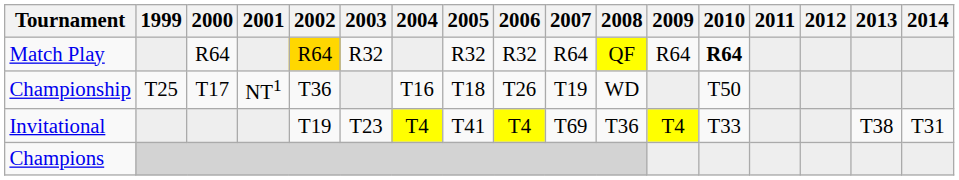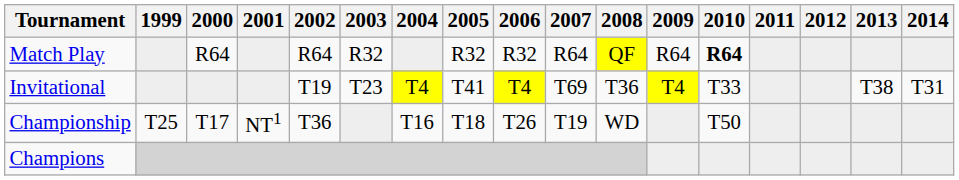(315, 53) gold background -> (315, 53) no background
rows swapped: (70, 89) <-> (57, 125)
